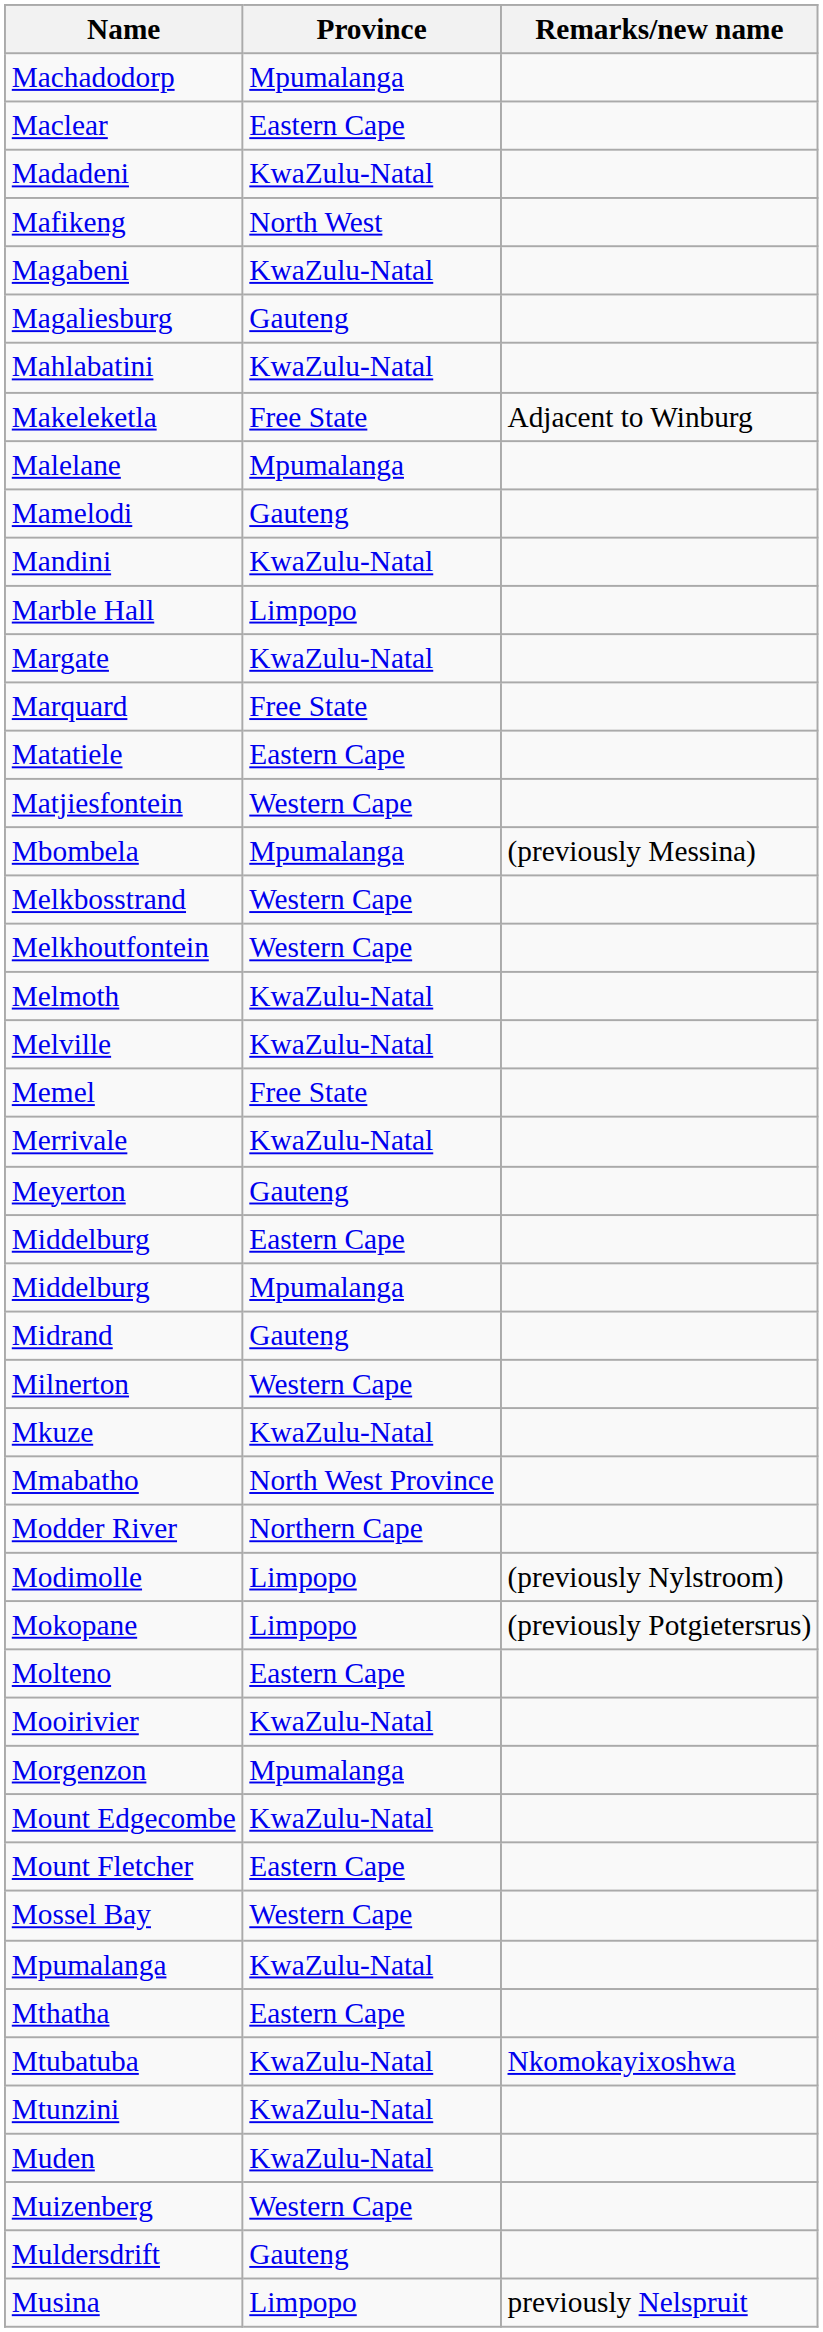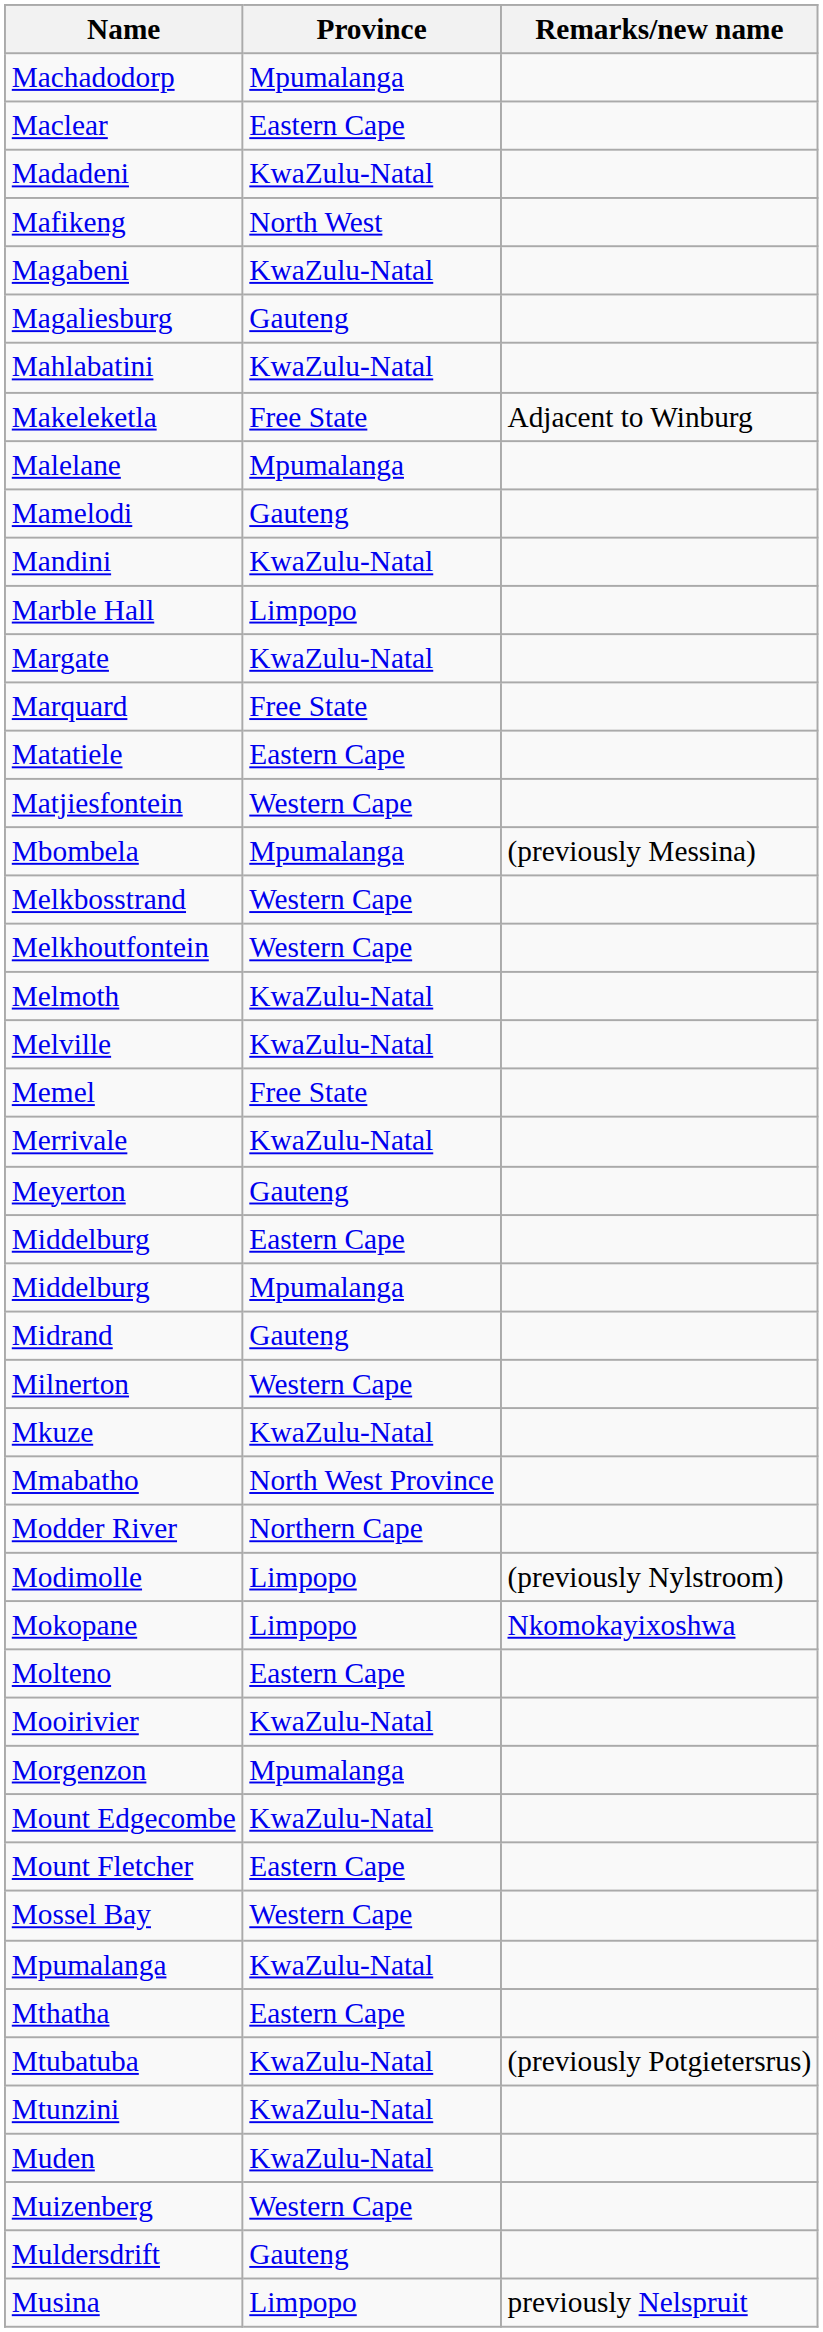(659, 1625) (previously Potgietersrus) -> (622, 1625) Nkomokayixoshwa
(622, 2060) Nkomokayixoshwa -> (659, 2060) (previously Potgietersrus)
